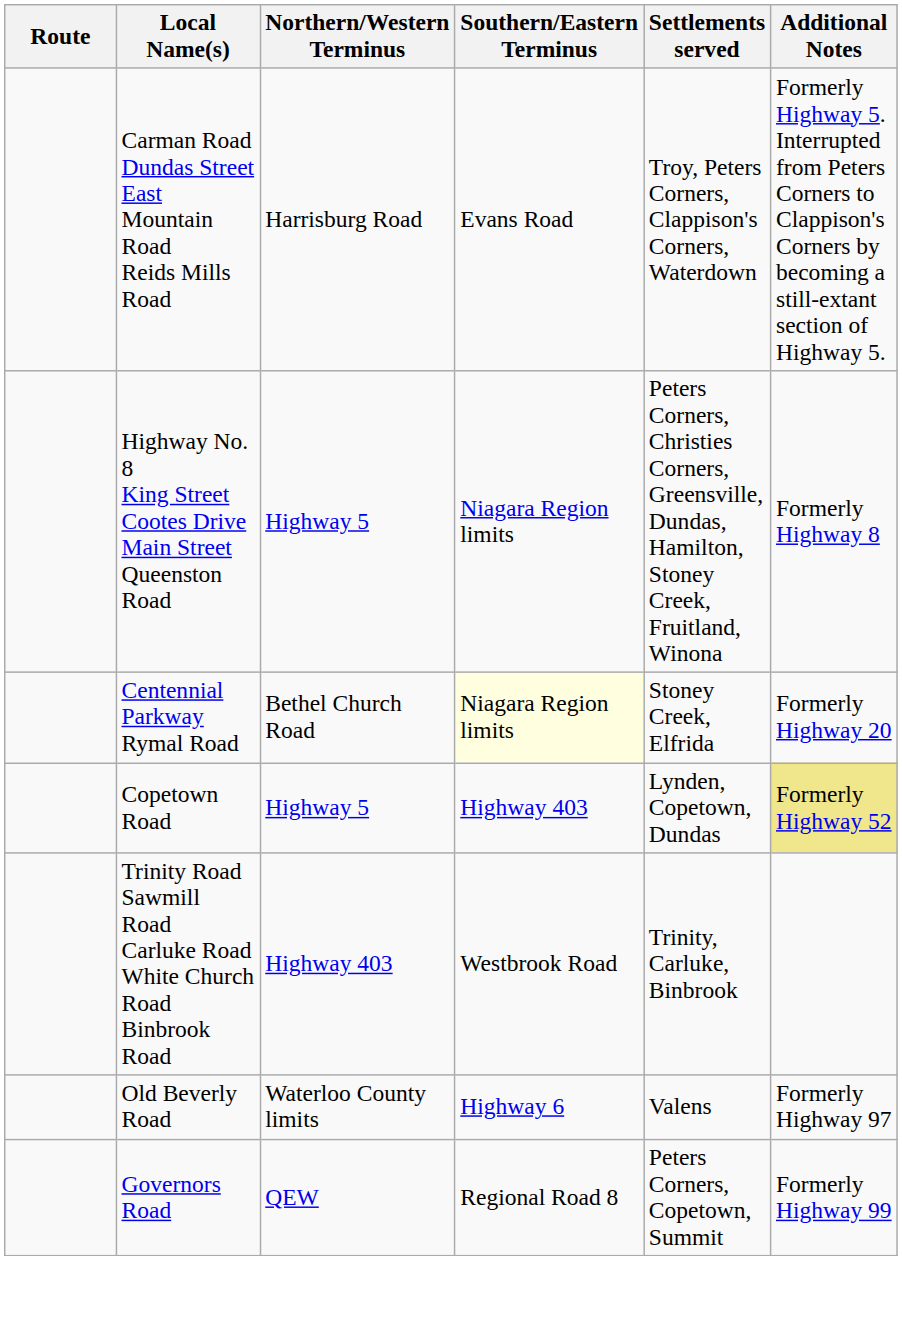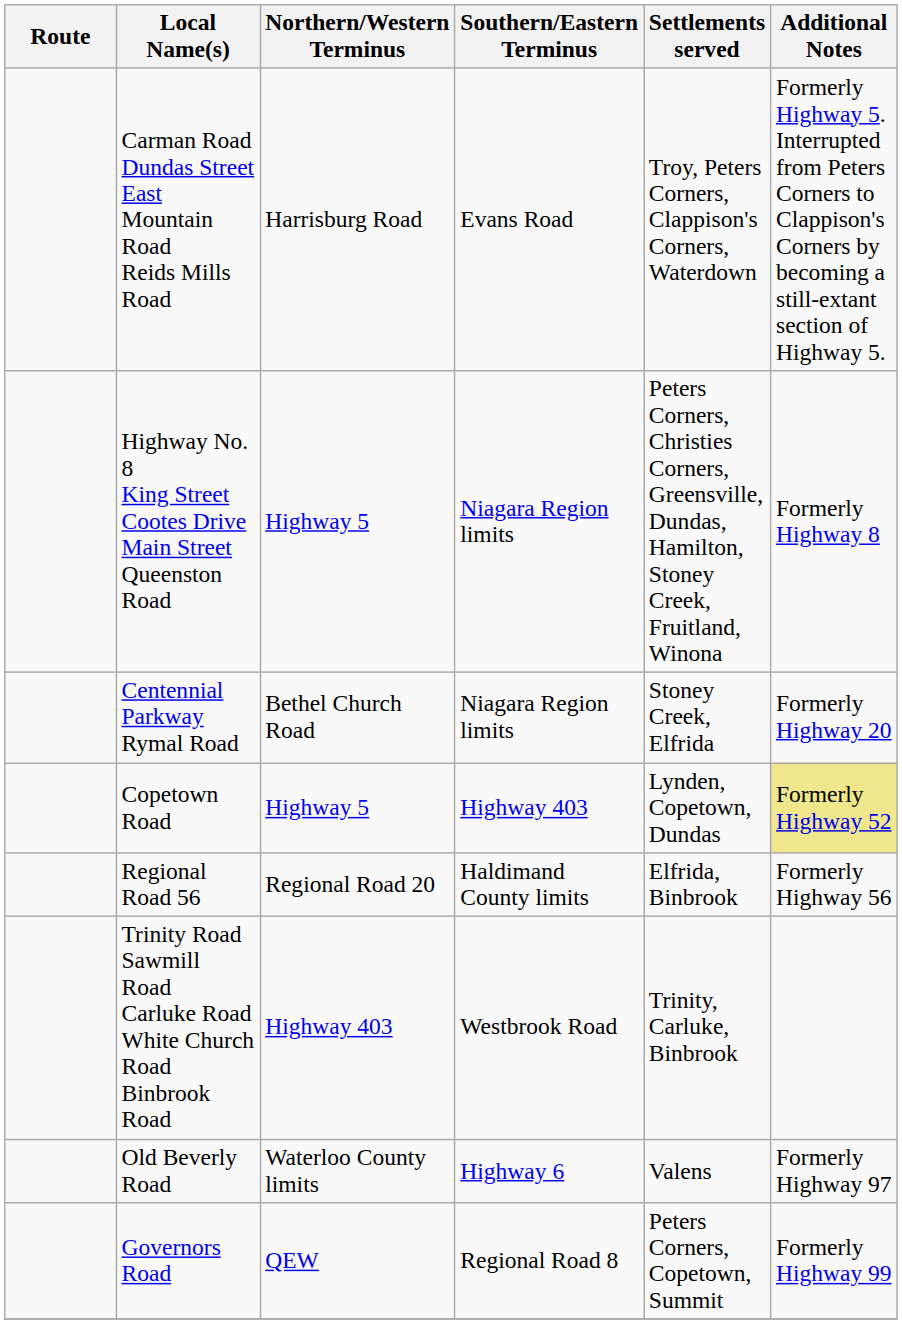(534, 717) lightyellow background -> (534, 717) no background
+ row: (164, 884)
